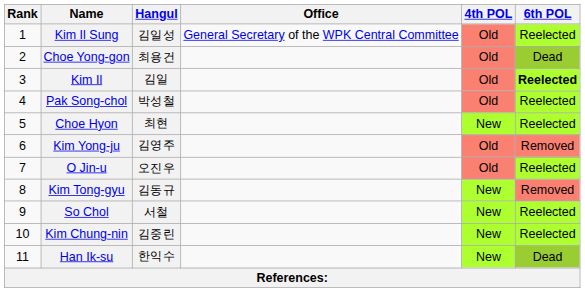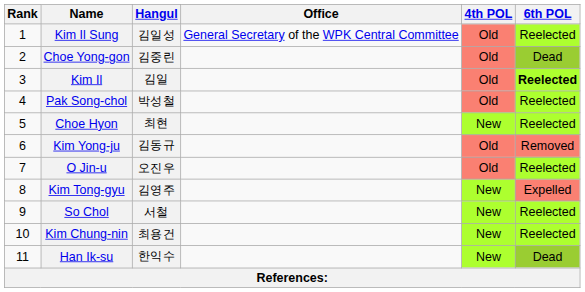(156, 57) 최용건 -> (156, 57) 김중린
(156, 145) 김영주 -> (156, 145) 김동규
(156, 189) 김동규 -> (156, 189) 김영주
(548, 190) Removed -> (548, 190) Expelled
(156, 234) 김중린 -> (156, 234) 최용건
